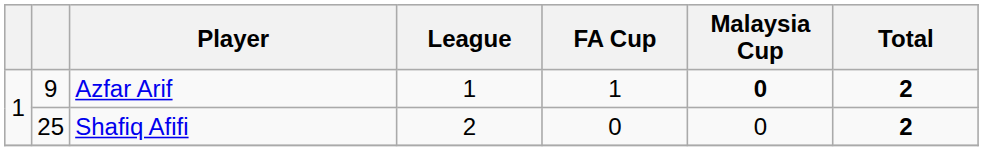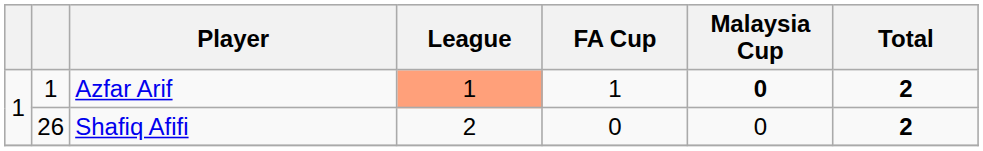(51, 89) 9 -> (51, 89) 1
(469, 89) no background -> (469, 89) lightsalmon background
(51, 127) 25 -> (51, 127) 26
